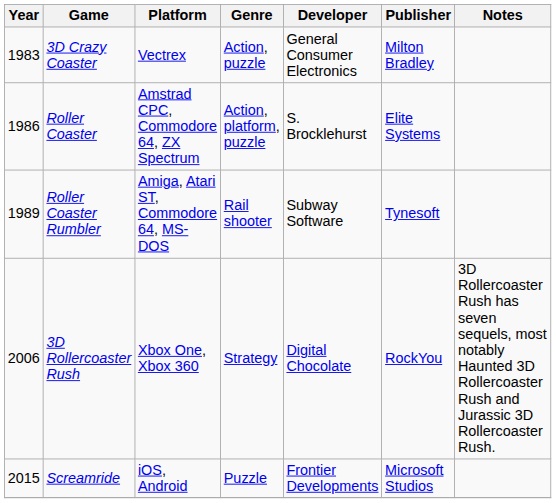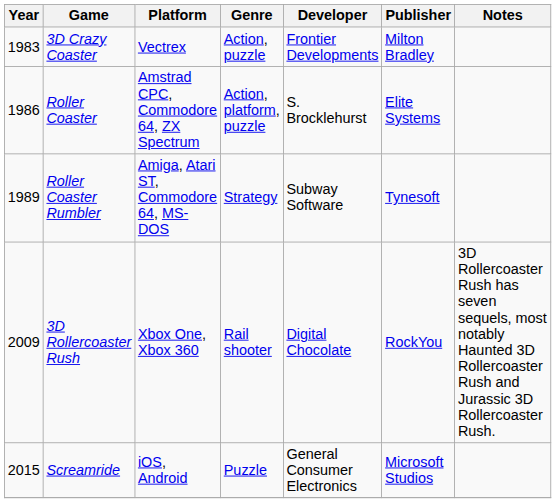(322, 54) General Consumer Electronics -> (332, 46) Frontier Developments
(248, 214) Rail shooter -> (251, 197) Strategy
(24, 358) 2006 -> (24, 342) 2009
(251, 358) Strategy -> (248, 342) Rail shooter
(332, 478) Frontier Developments -> (322, 470) General Consumer Electronics
